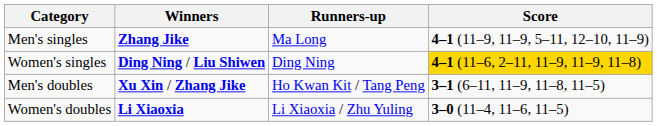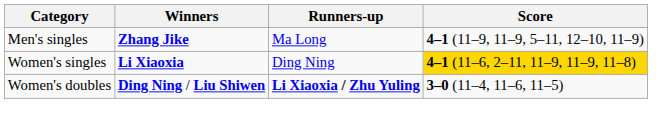(192, 62) Ding Ning / Liu Shiwen -> (151, 62) Li Xiaoxia
- row: (50, 86)
(151, 109) Li Xiaoxia -> (192, 86) Ding Ning / Liu Shiwen
(342, 109) normal -> (346, 86) bold
